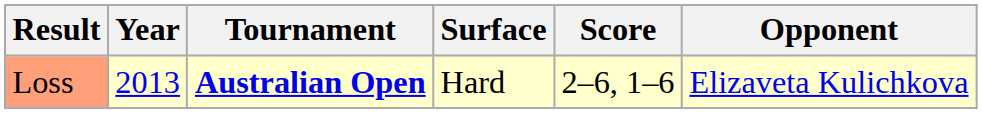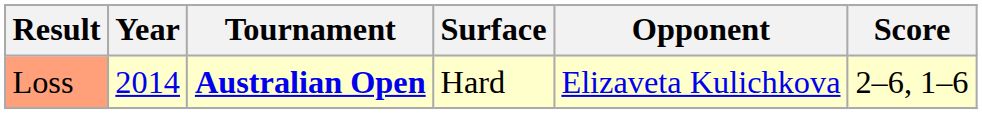columns swapped: (829, 30) <-> (618, 30)
(148, 81) 2013 -> (148, 81) 2014
